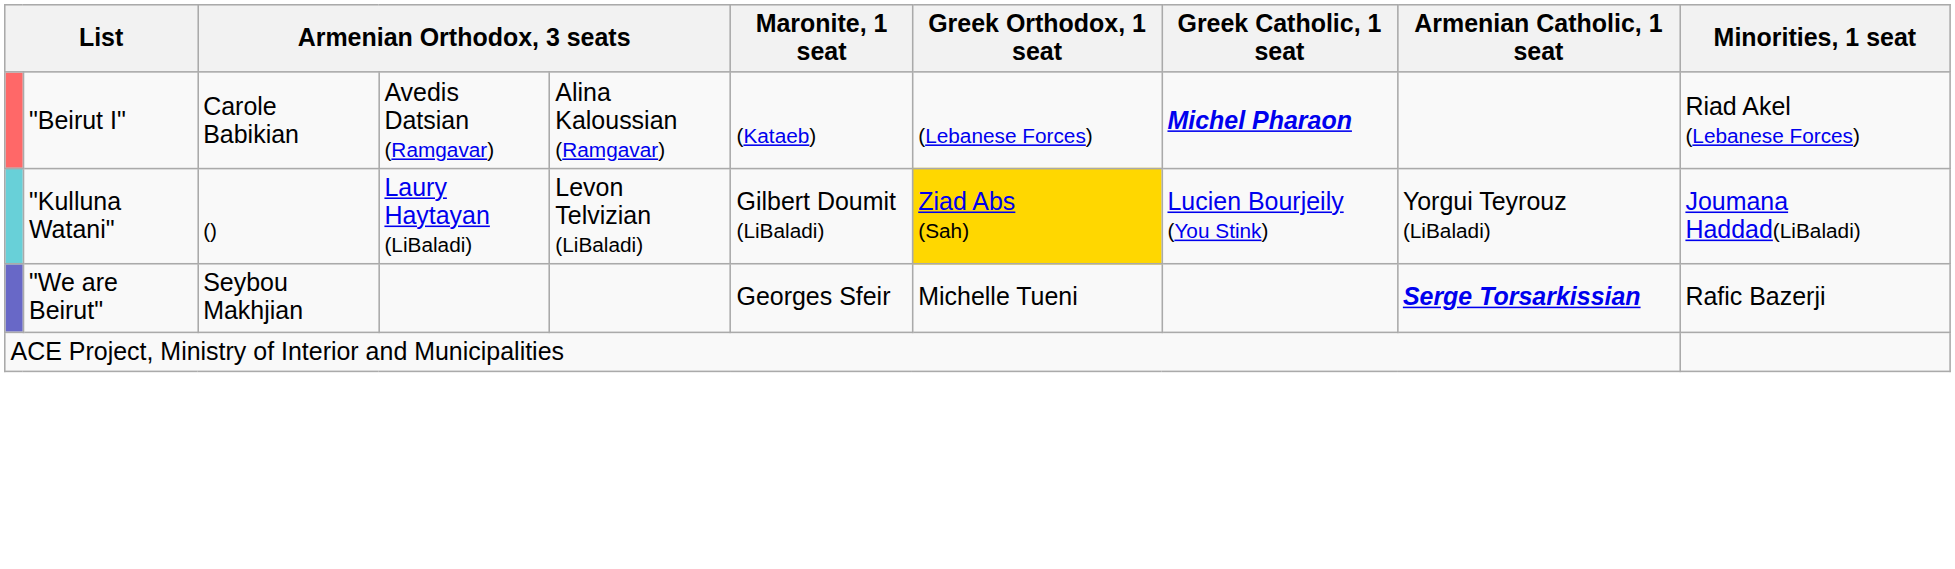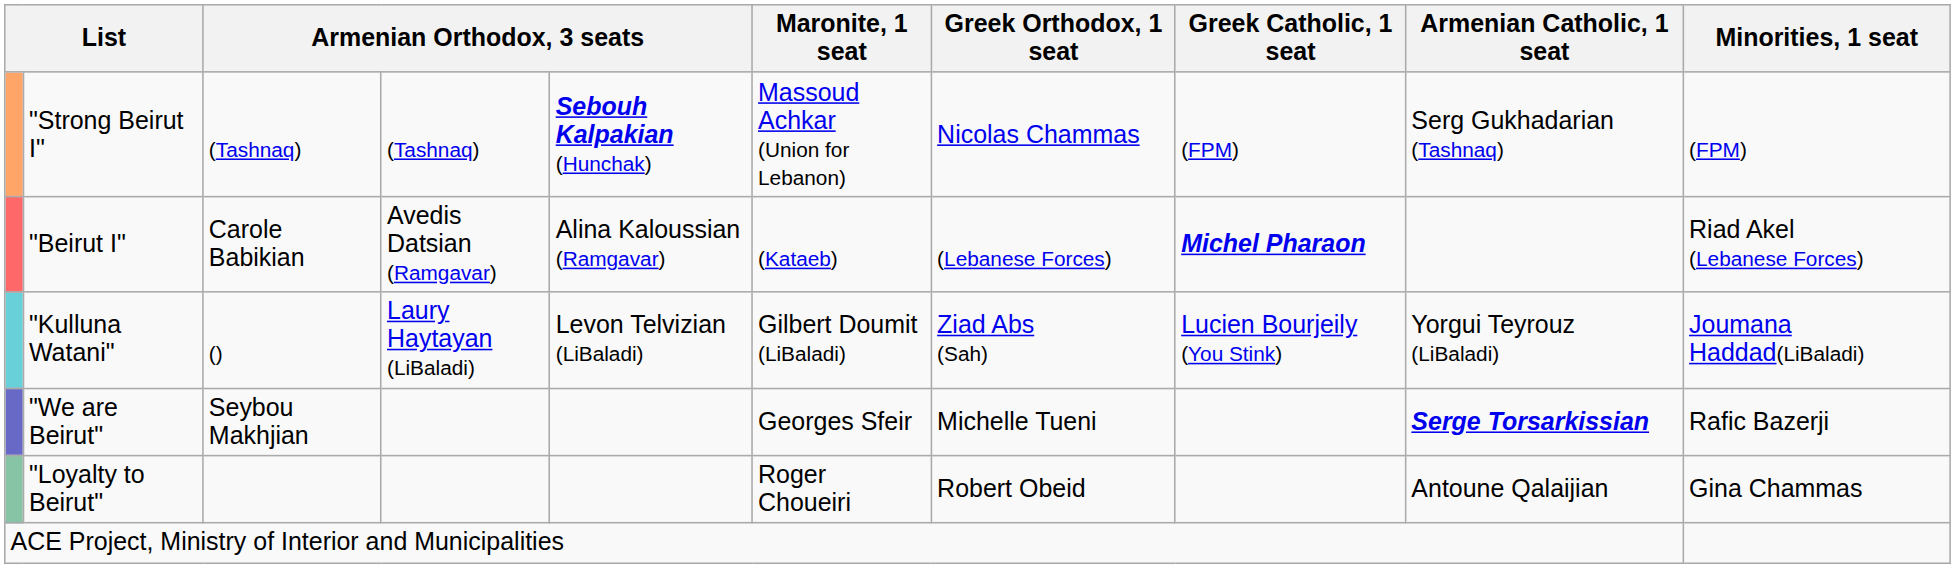+ row: (106, 134)
(967, 215) gold background -> (986, 339) no background
+ row: (87, 488)
